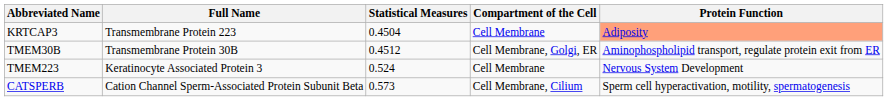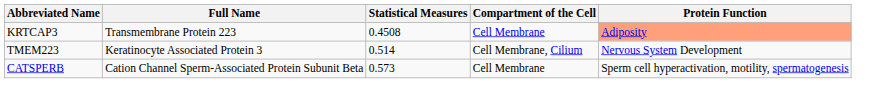(385, 31) 0.4504 -> (385, 31) 0.4508
- row: (34, 50)
(382, 68) 0.524 -> (382, 50) 0.514
(509, 68) Cell Membrane -> (528, 50) Cell Membrane, Cilium
(528, 86) Cell Membrane, Cilium -> (509, 68) Cell Membrane
